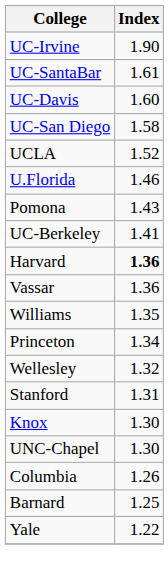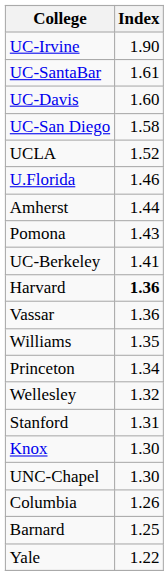+ row: (39, 207)
